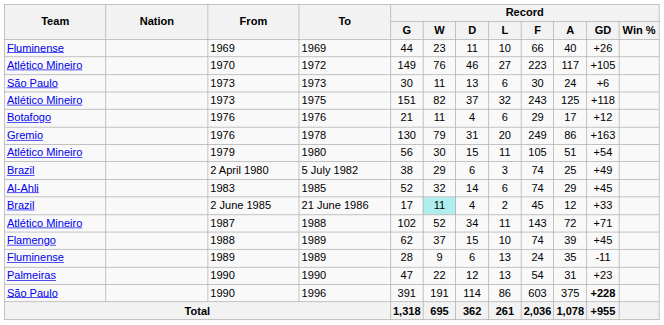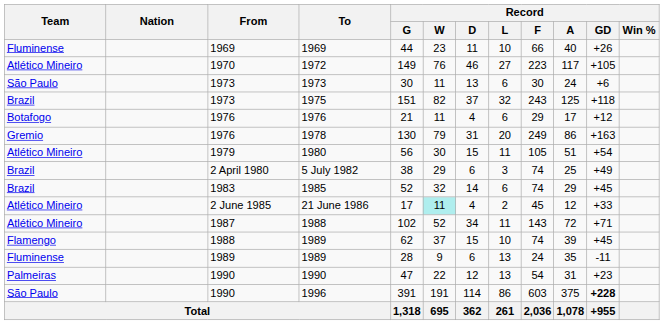(45, 100) Atlético Mineiro -> (21, 100) Brazil
(23, 188) Al-Ahli -> (21, 188) Brazil
(21, 205) Brazil -> (45, 205) Atlético Mineiro
